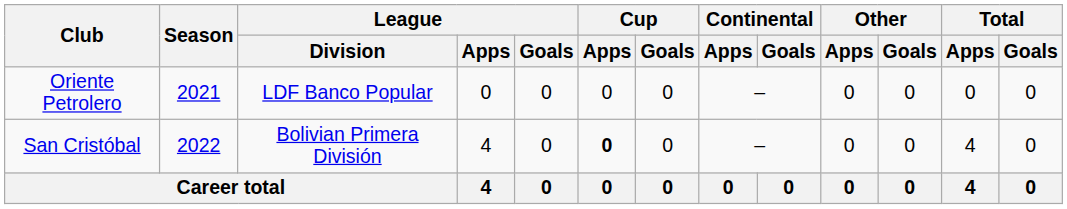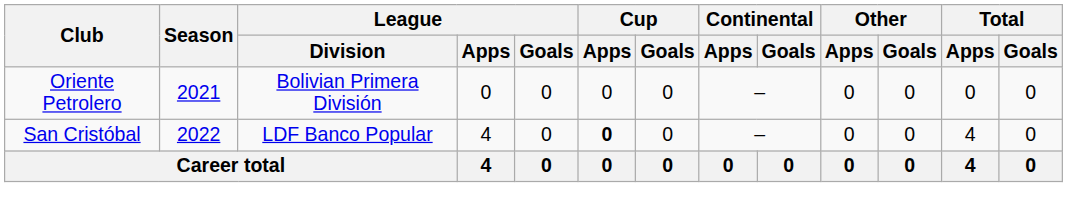(347, 92) LDF Banco Popular -> (347, 92) Bolivian Primera División
(347, 145) Bolivian Primera División -> (347, 134) LDF Banco Popular
